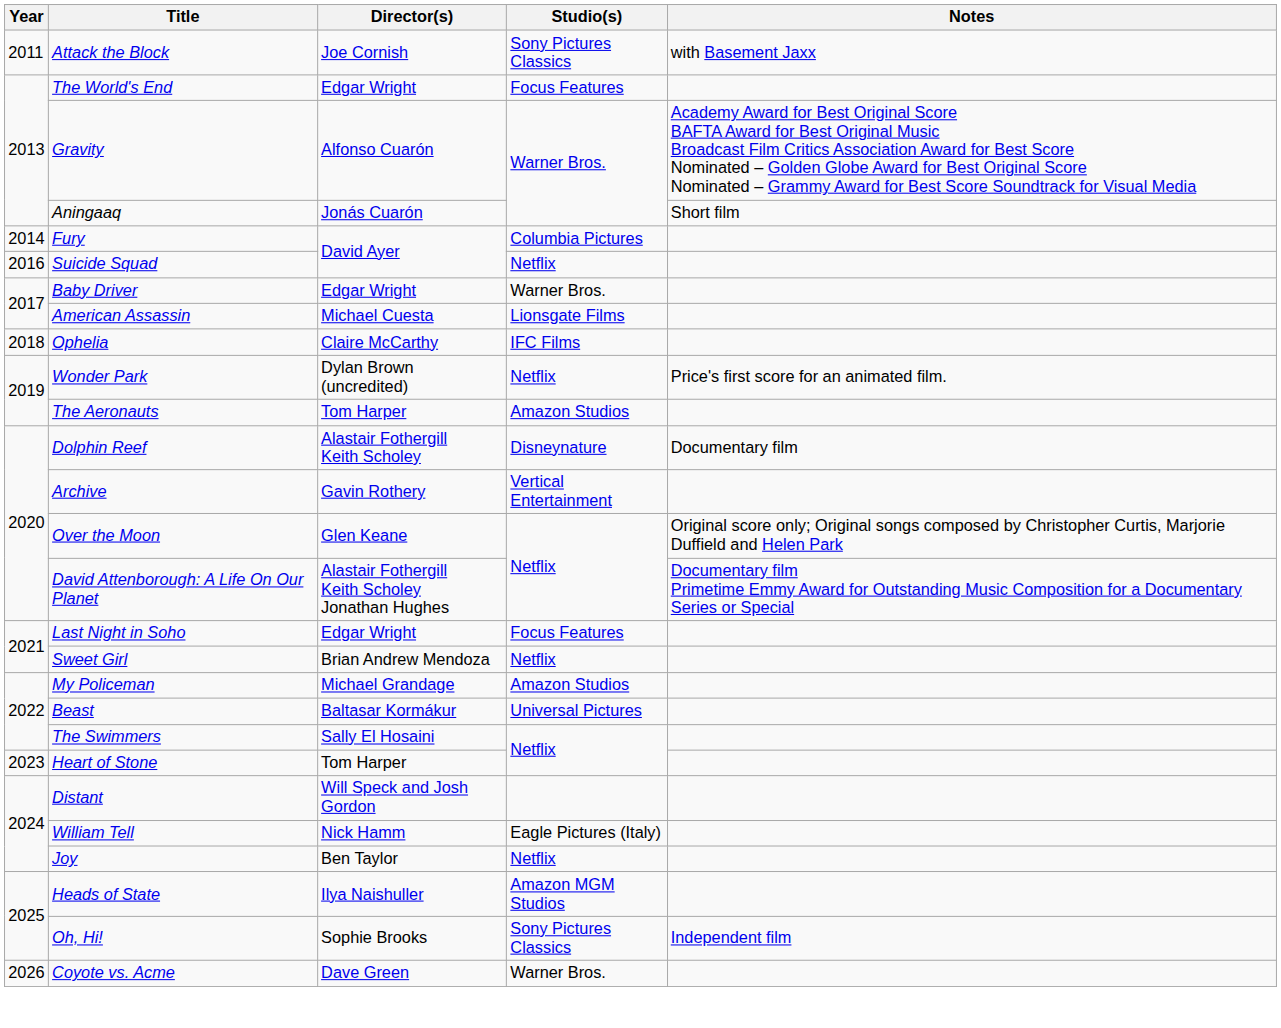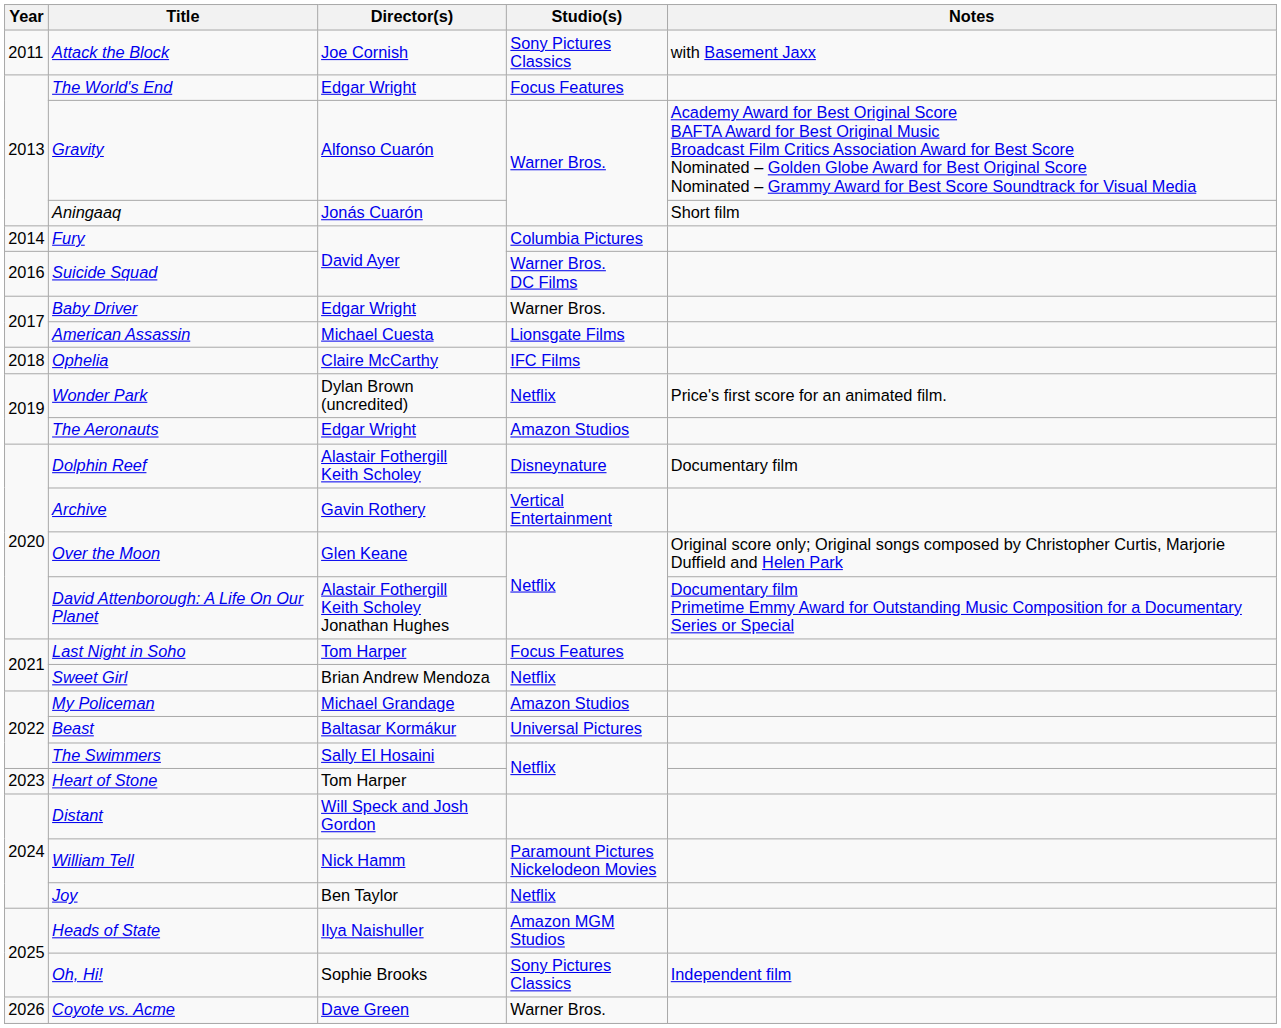(533, 264) Netflix -> (558, 273) Warner Bros. DC Films
(364, 412) Tom Harper -> (369, 430) Edgar Wright
(369, 633) Edgar Wright -> (364, 651) Tom Harper
(586, 833) Eagle Pictures (Italy) -> (583, 860) Paramount Pictures Nickelodeon Movies
